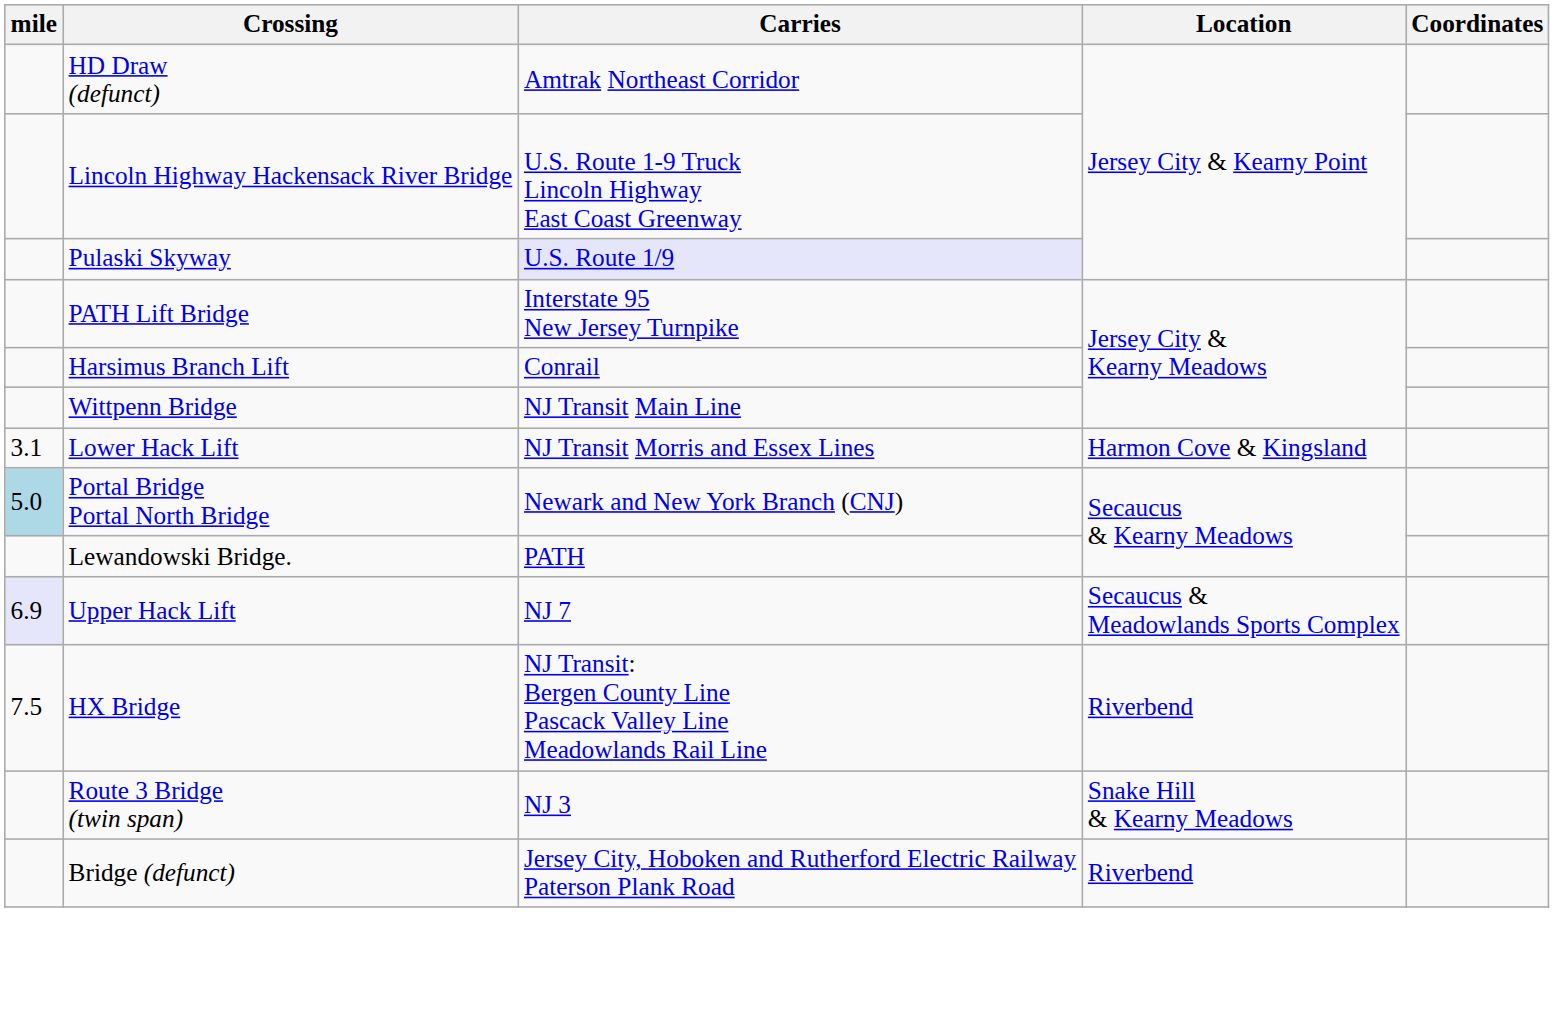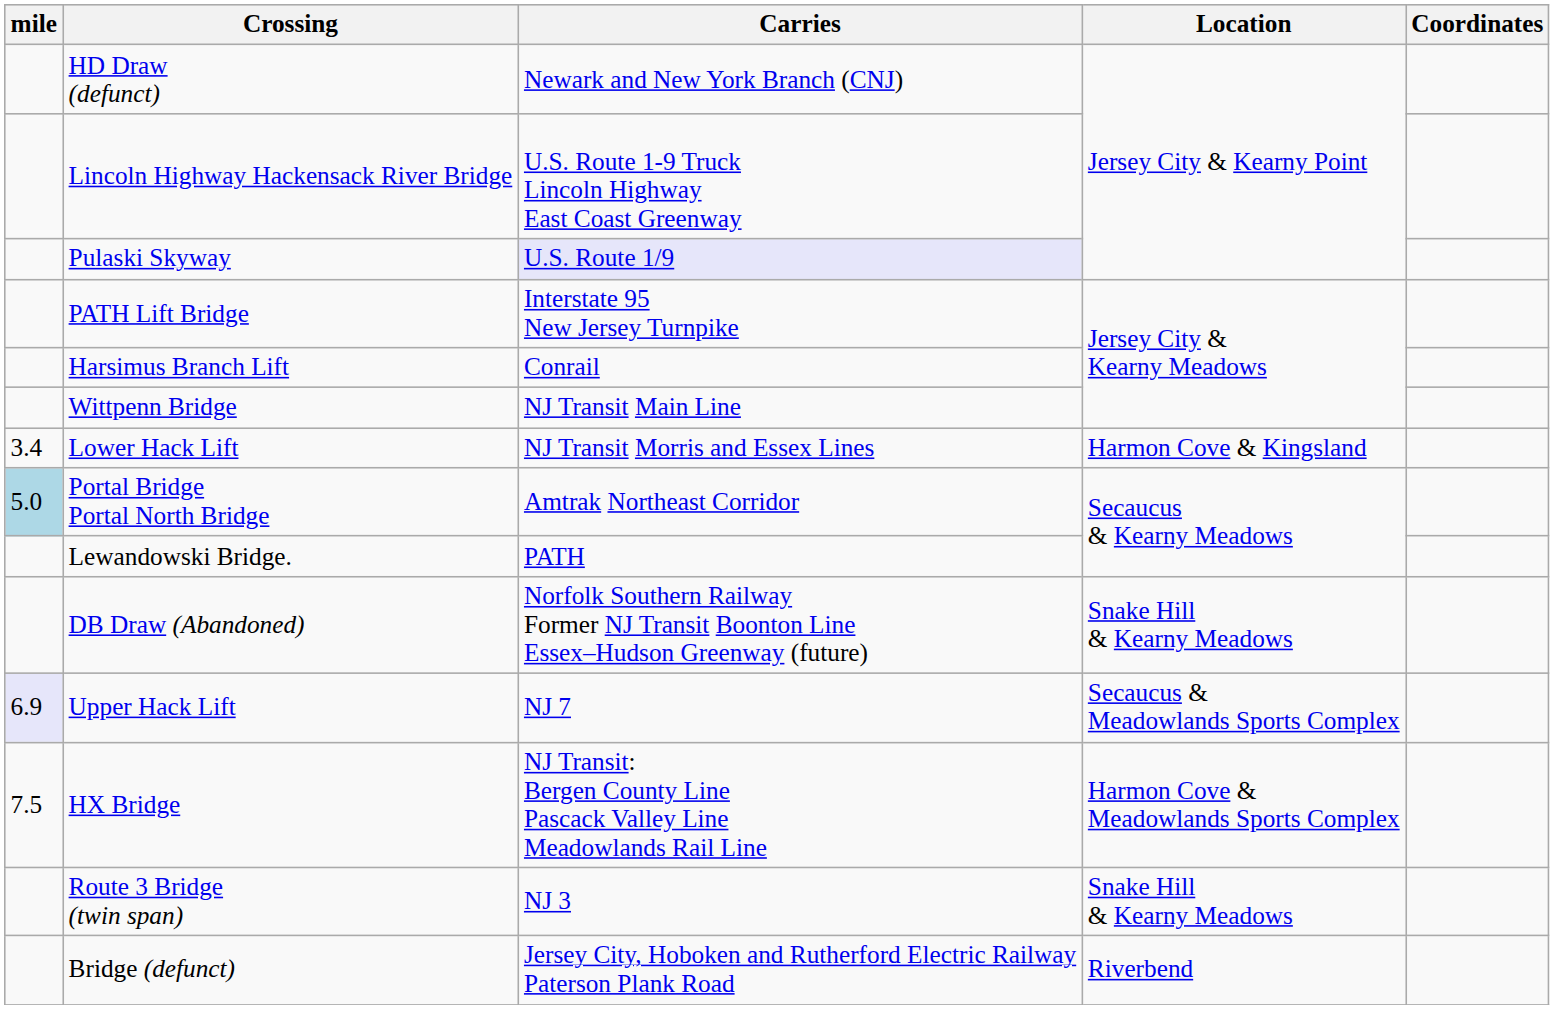(662, 78) Amtrak Northeast Corridor -> (714, 78) Newark and New York Branch (CNJ)
(26, 447) 3.1 -> (26, 447) 3.4
(714, 501) Newark and New York Branch (CNJ) -> (662, 501) Amtrak Northeast Corridor
+ row: (187, 624)
(1141, 707) Riverbend -> (1244, 804) Harmon Cove & Meadowlands Sports Complex
